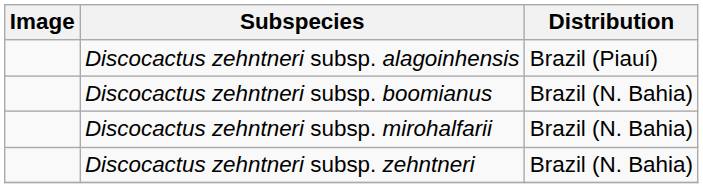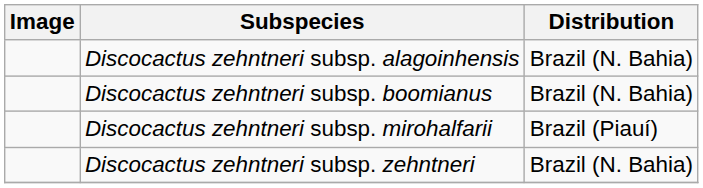(594, 57) Brazil (Piauí) -> (611, 57) Brazil (N. Bahia)
(611, 128) Brazil (N. Bahia) -> (594, 128) Brazil (Piauí)
